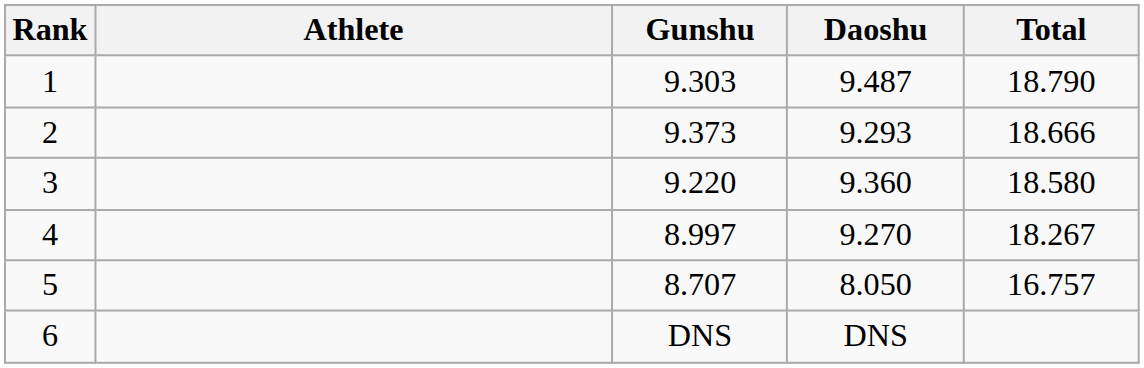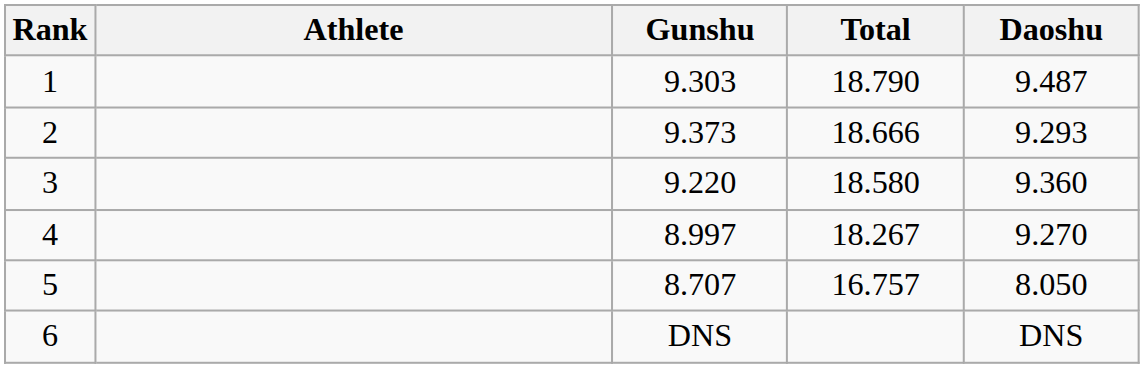columns swapped: (876, 30) <-> (1051, 30)
